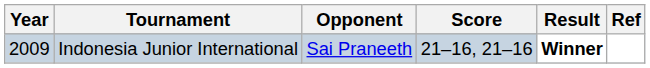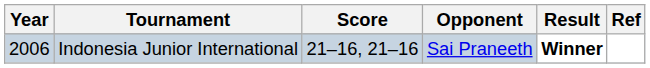columns swapped: (359, 19) <-> (477, 19)
(29, 48) 2009 -> (29, 48) 2006
